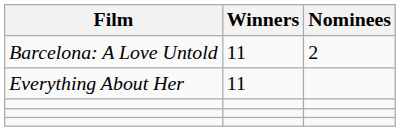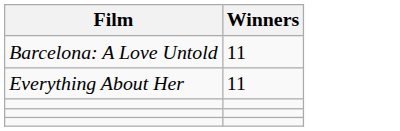- column: (350, 20)
